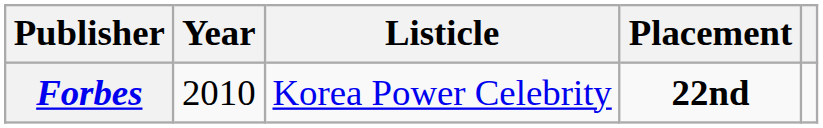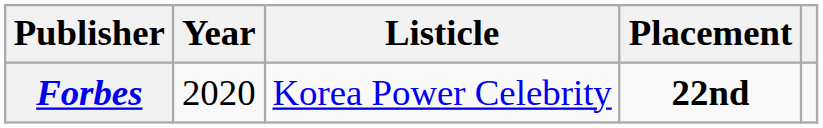(219, 92) 2010 -> (219, 92) 2020
